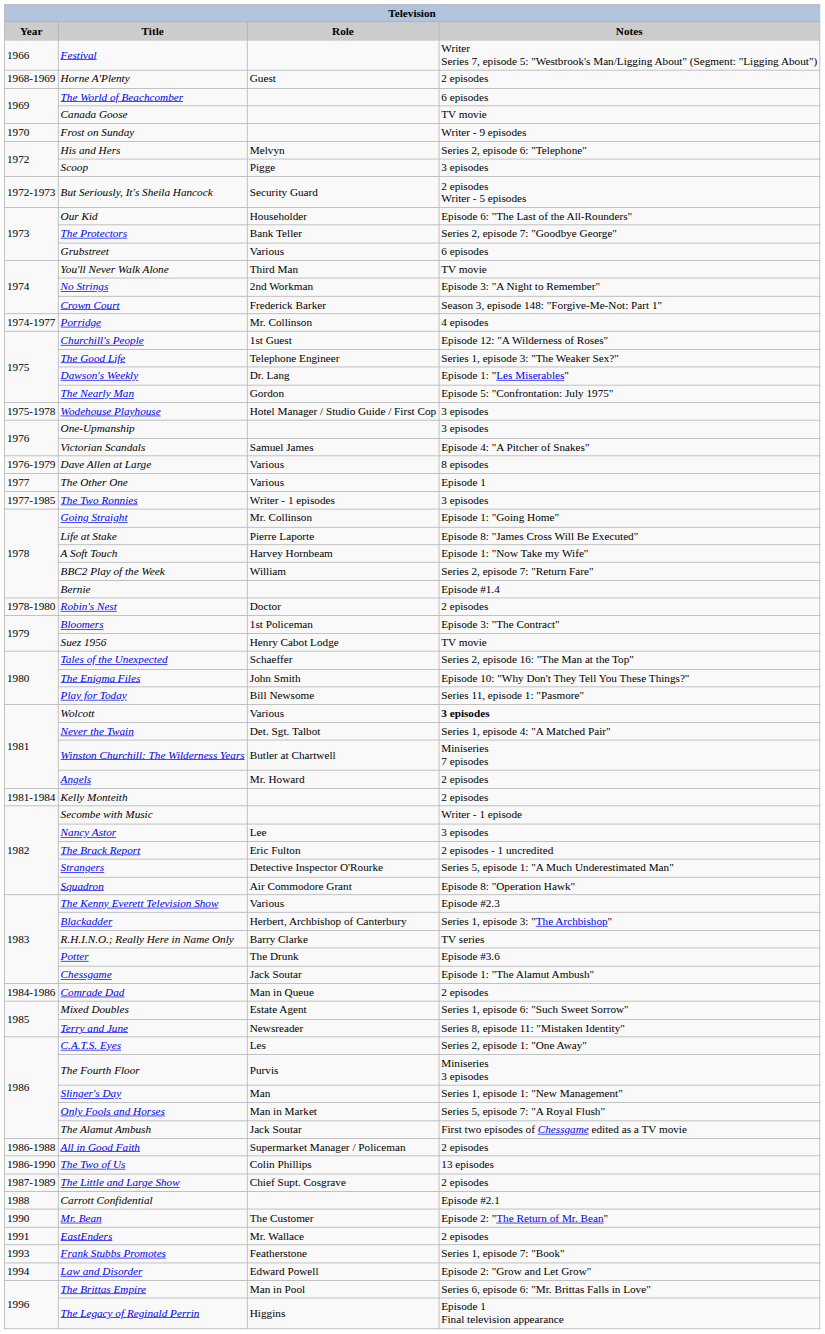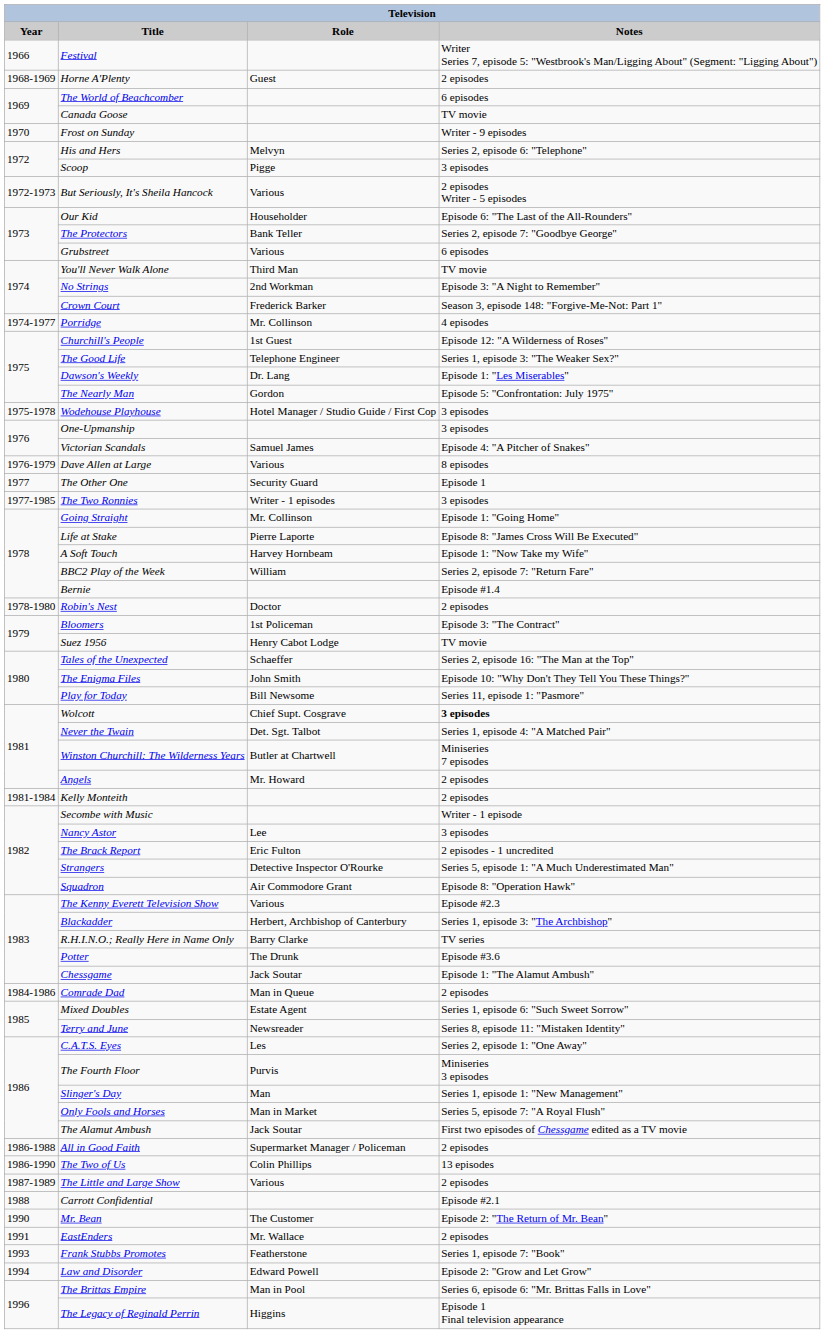(284, 192) Security Guard -> (267, 192) Various
(267, 482) Various -> (284, 482) Security Guard
(267, 713) Various -> (298, 713) Chief Supt. Cosgrave
(298, 1182) Chief Supt. Cosgrave -> (267, 1182) Various
